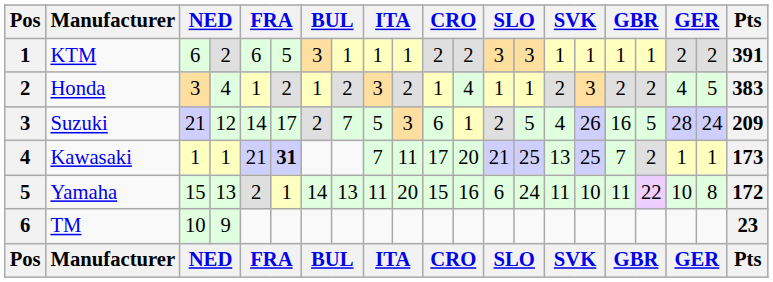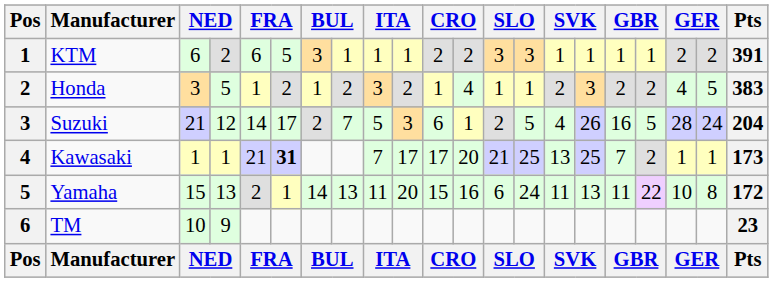(226, 89) 4 -> (226, 89) 5
(748, 123) 209 -> (748, 123) 204
(408, 157) 11 -> (408, 157) 17
(590, 191) 10 -> (590, 191) 13
